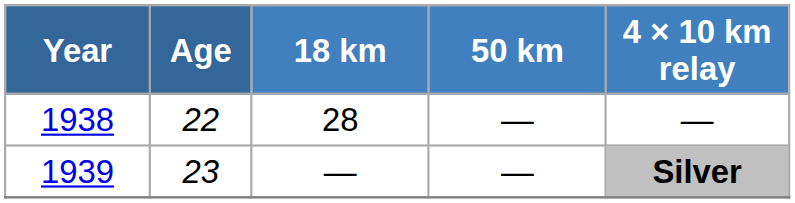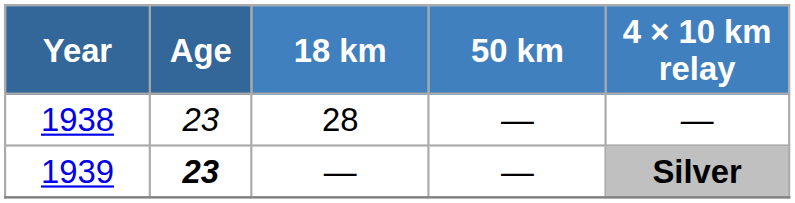(201, 120) 22 -> (201, 120) 23
(201, 172) normal -> (201, 172) bold
